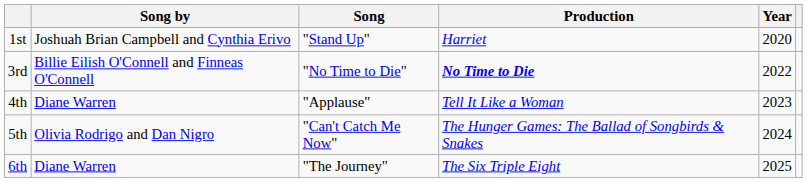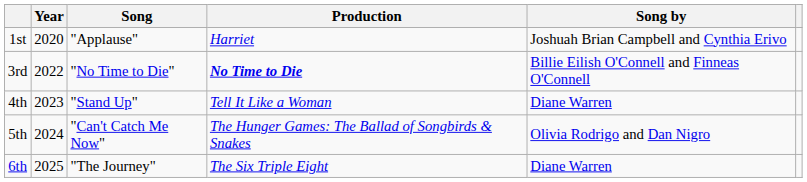columns swapped: (777, 16) <-> (165, 16)
(336, 39) "Stand Up" -> (104, 39) "Applause"
(336, 102) "Applause" -> (104, 102) "Stand Up"
